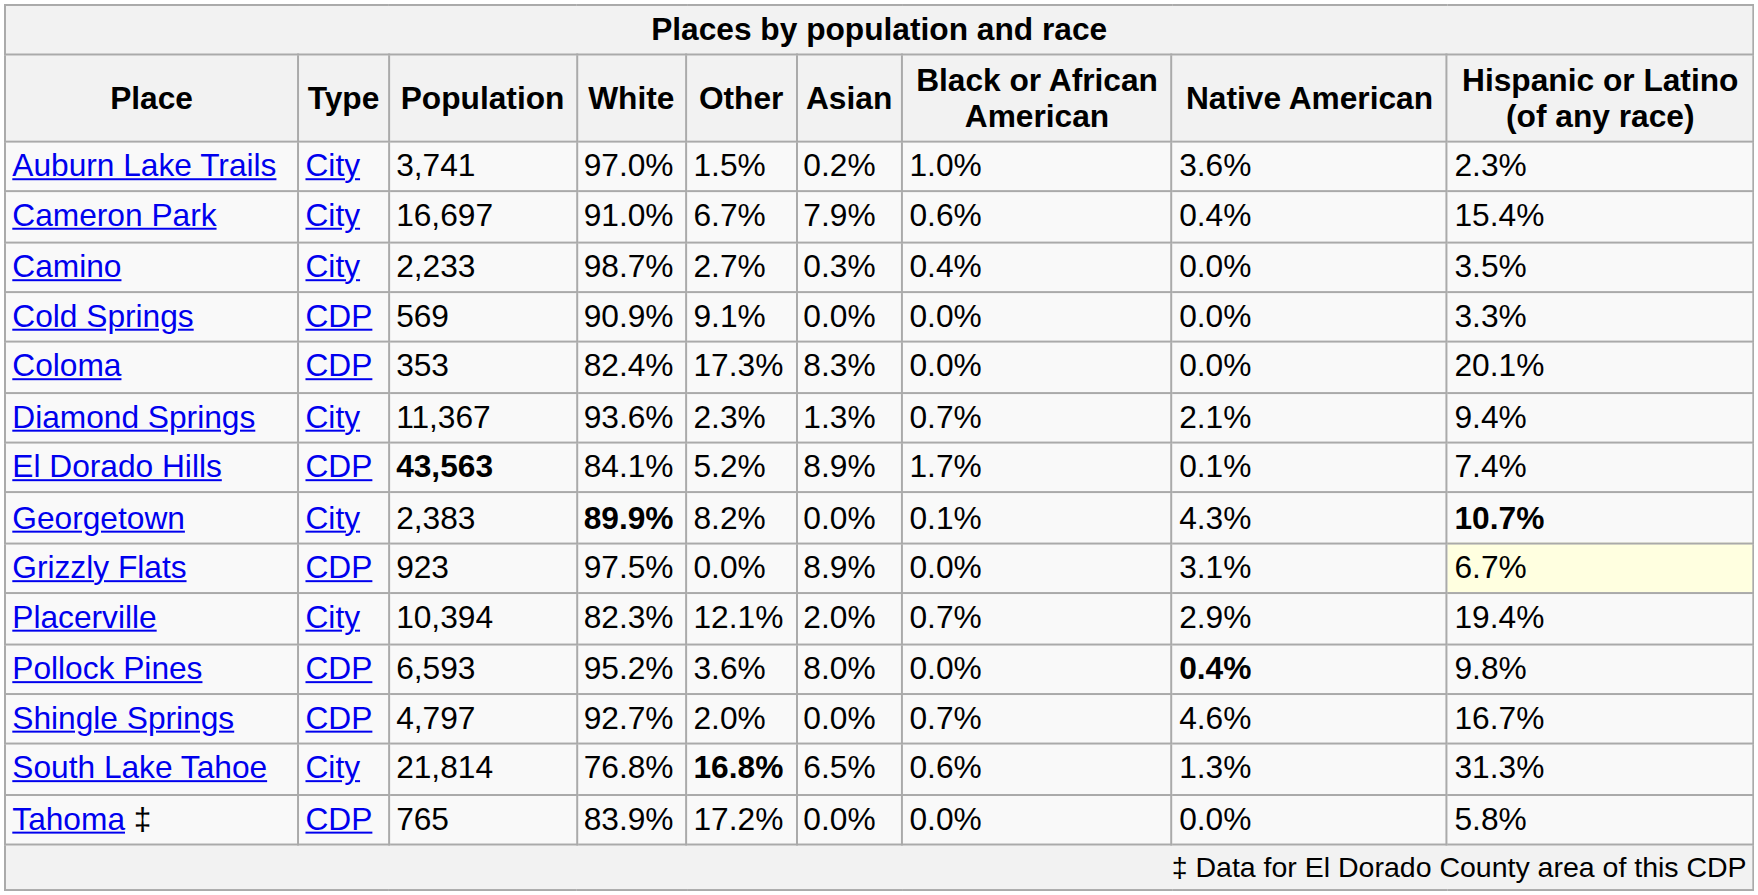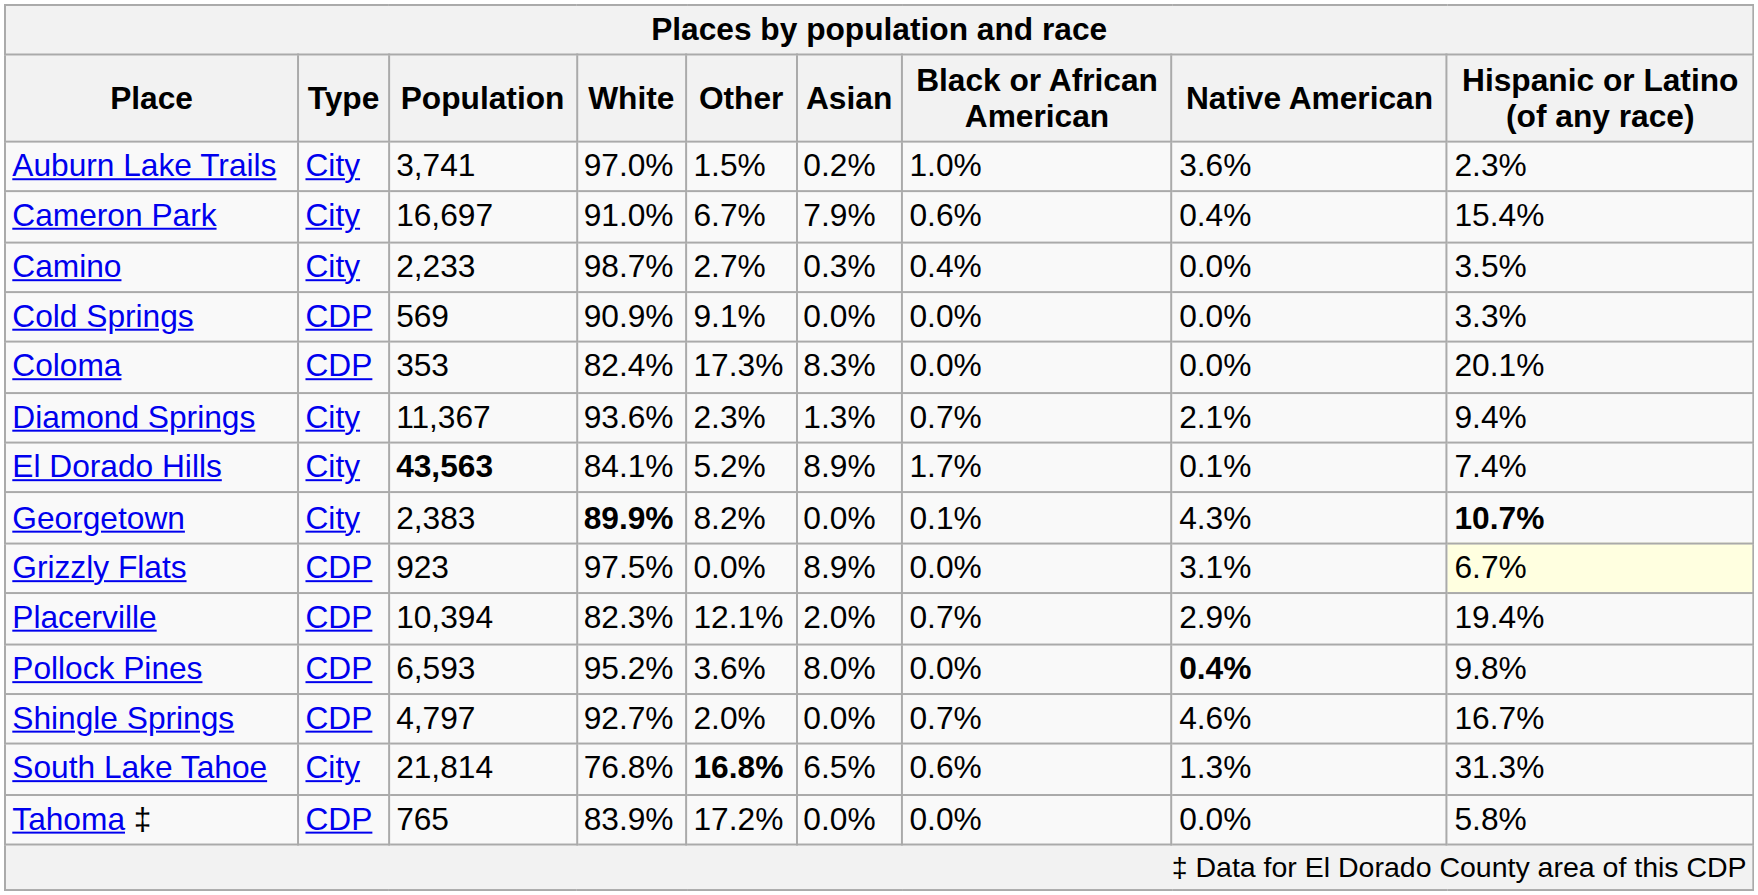(339, 467) CDP -> (333, 467) City
(333, 617) City -> (339, 617) CDP
